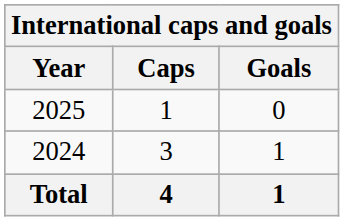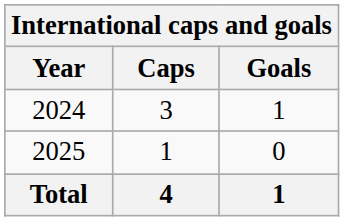rows swapped: (59, 151) <-> (59, 109)
